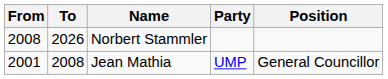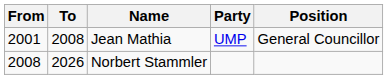rows swapped: (131, 62) <-> (149, 39)
